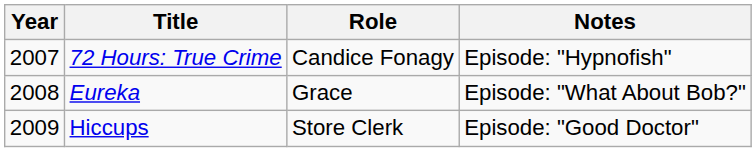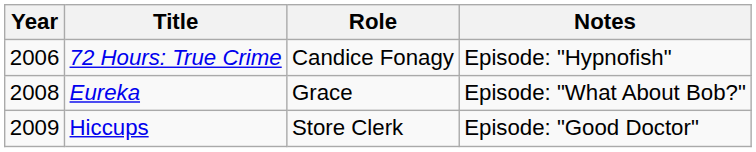(35, 57) 2007 -> (35, 57) 2006
